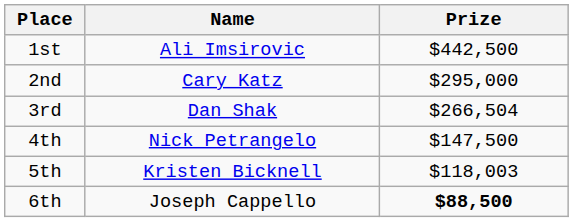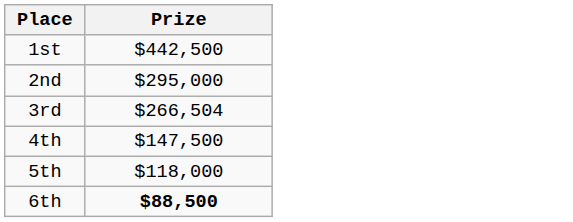- column: (232, 20)
(474, 171) $118,003 -> (179, 171) $118,000
